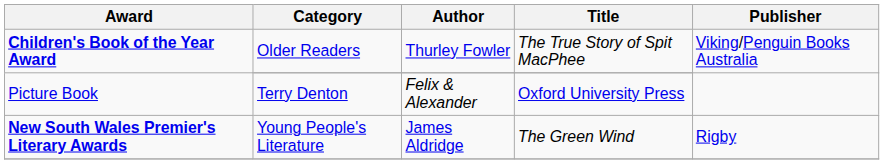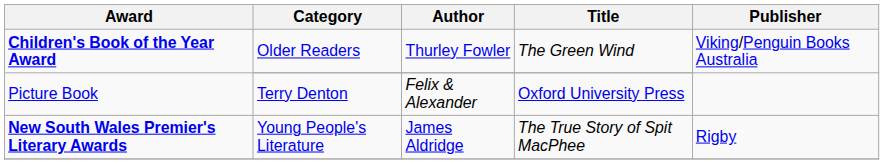(595, 51) The True Story of Spit MacPhee -> (576, 51) The Green Wind
(576, 136) The Green Wind -> (595, 136) The True Story of Spit MacPhee
